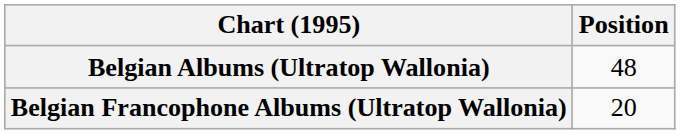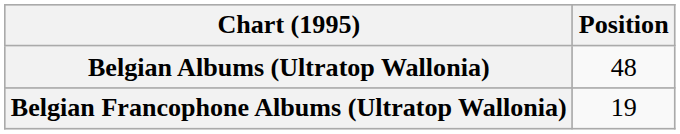(624, 107) 20 -> (624, 107) 19
